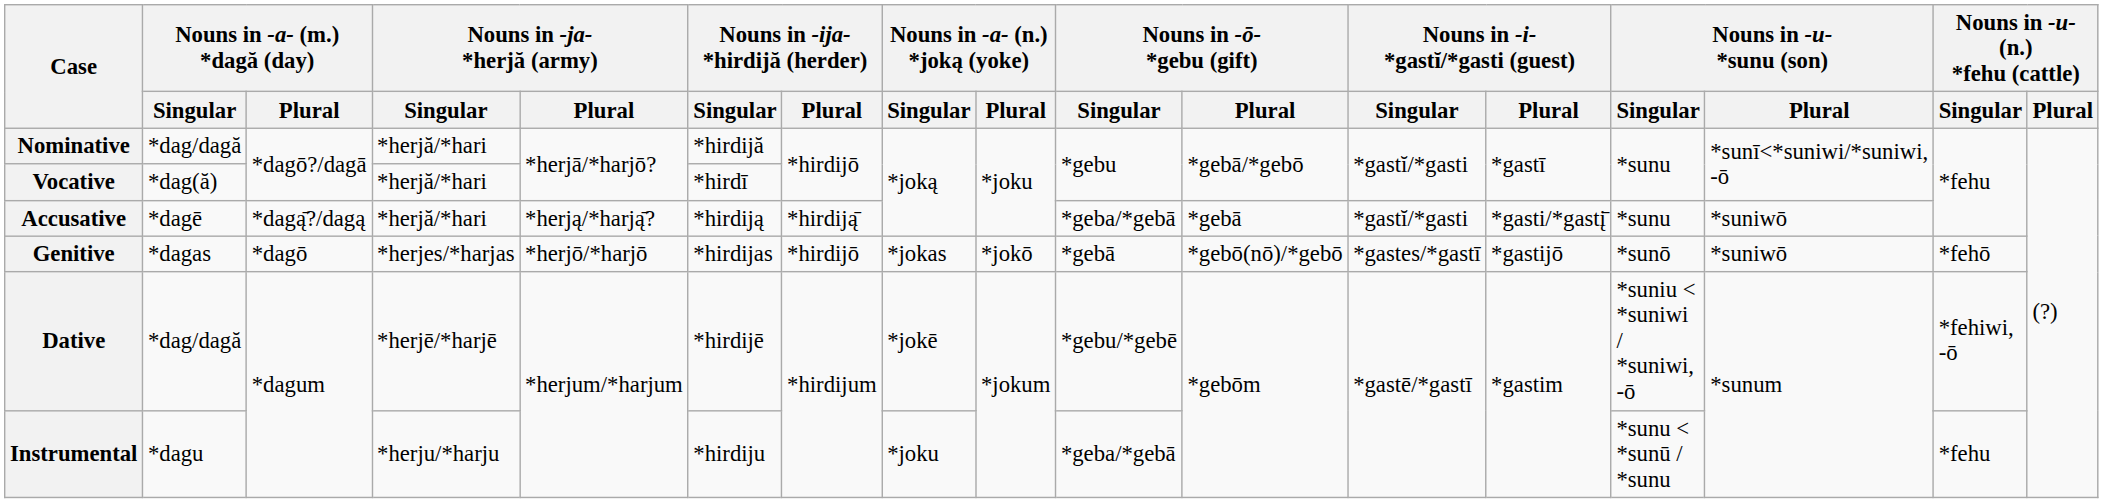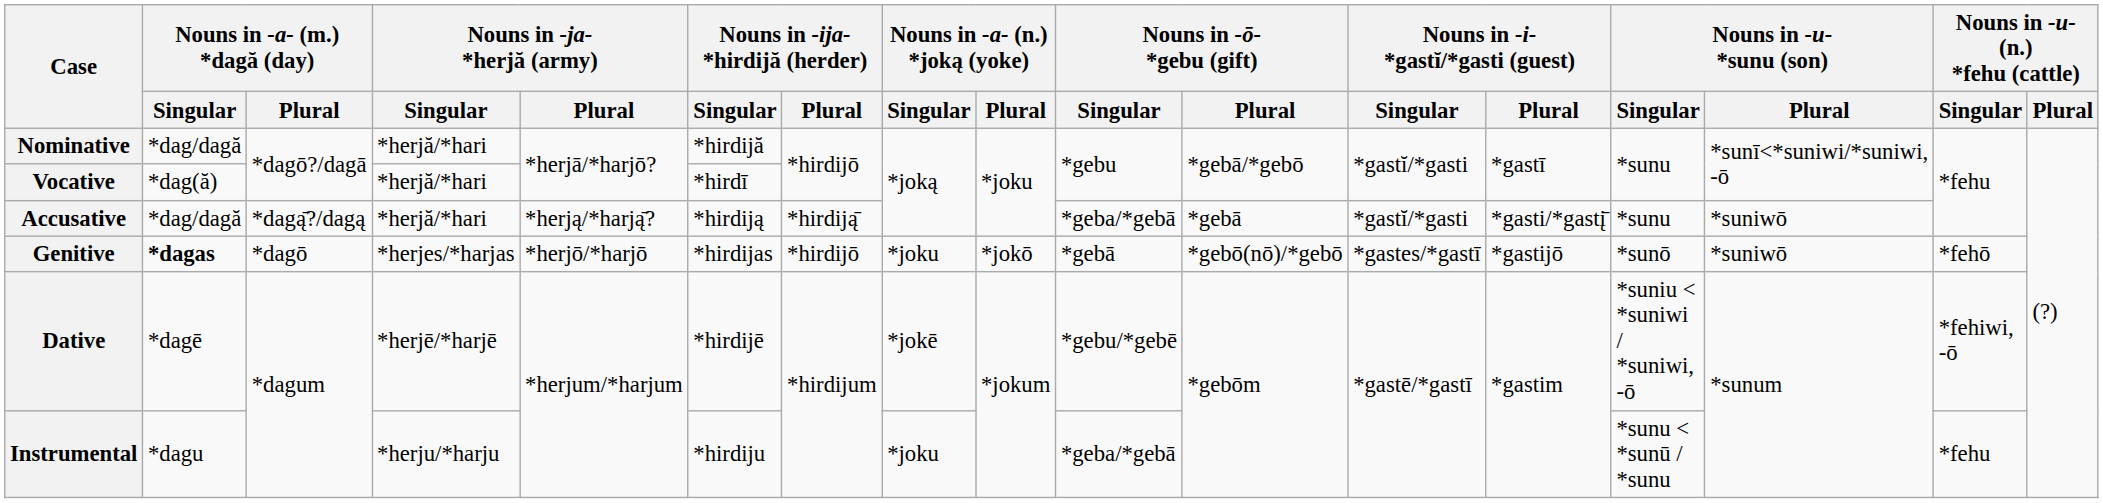(175, 217) *dagē -> (195, 217) *dag/dagă
(179, 253) normal -> (181, 253) bold
(917, 253) *jokas -> (913, 253) *joku
(195, 340) *dag/dagă -> (175, 340) *dagē
